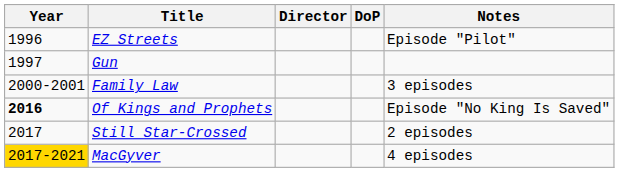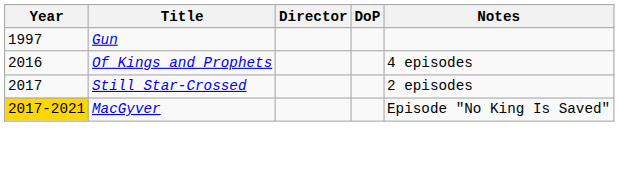- row: (135, 40)
- row: (135, 86)
(25, 109) bold -> (25, 63) normal
(499, 109) Episode "No King Is Saved" -> (430, 63) 4 episodes
(430, 156) 4 episodes -> (499, 109) Episode "No King Is Saved"
